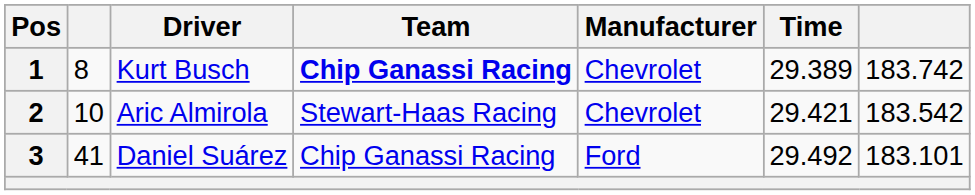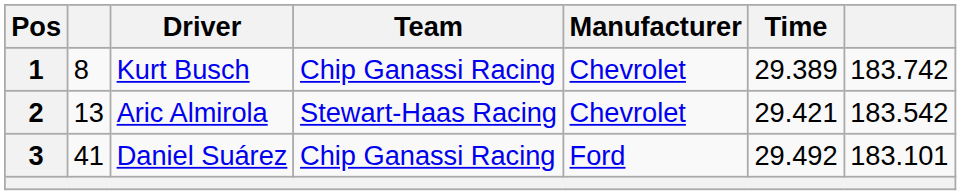(436, 70) bold -> (428, 70) normal
(89, 113) 10 -> (89, 113) 13
